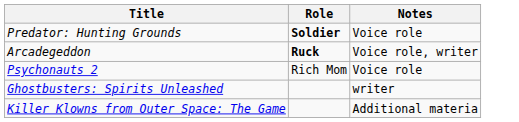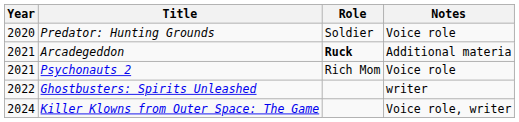+ column: (21, 14)
(316, 33) bold -> (349, 33) normal
(415, 52) Voice role, writer -> (449, 52) Additional materia
(415, 108) Additional materia -> (449, 108) Voice role, writer
